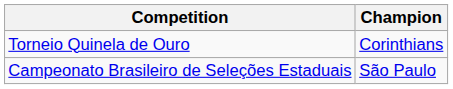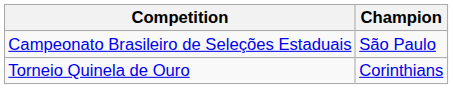rows swapped: (180, 70) <-> (99, 44)
